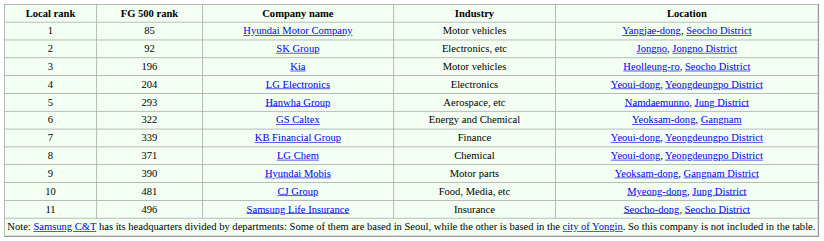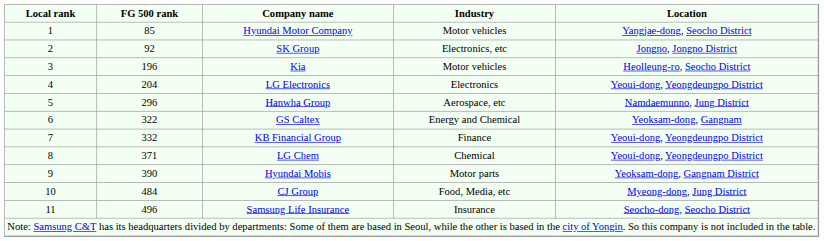(149, 102) 293 -> (149, 102) 296
(149, 138) 339 -> (149, 138) 332
(149, 191) 481 -> (149, 191) 484
